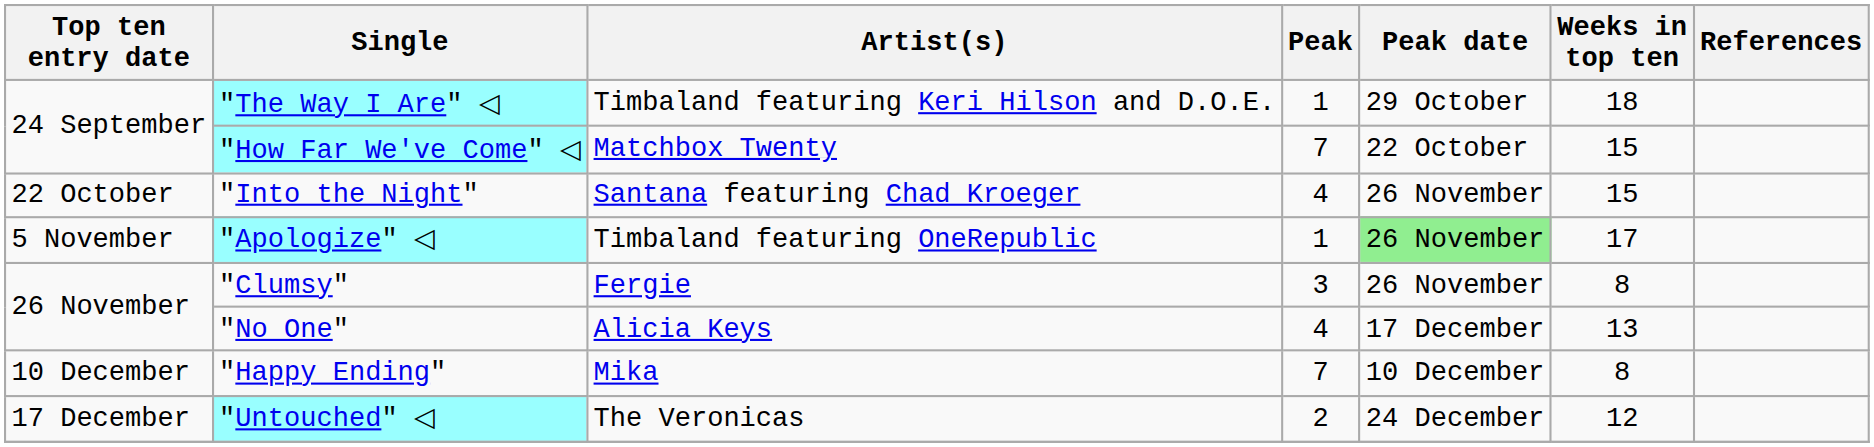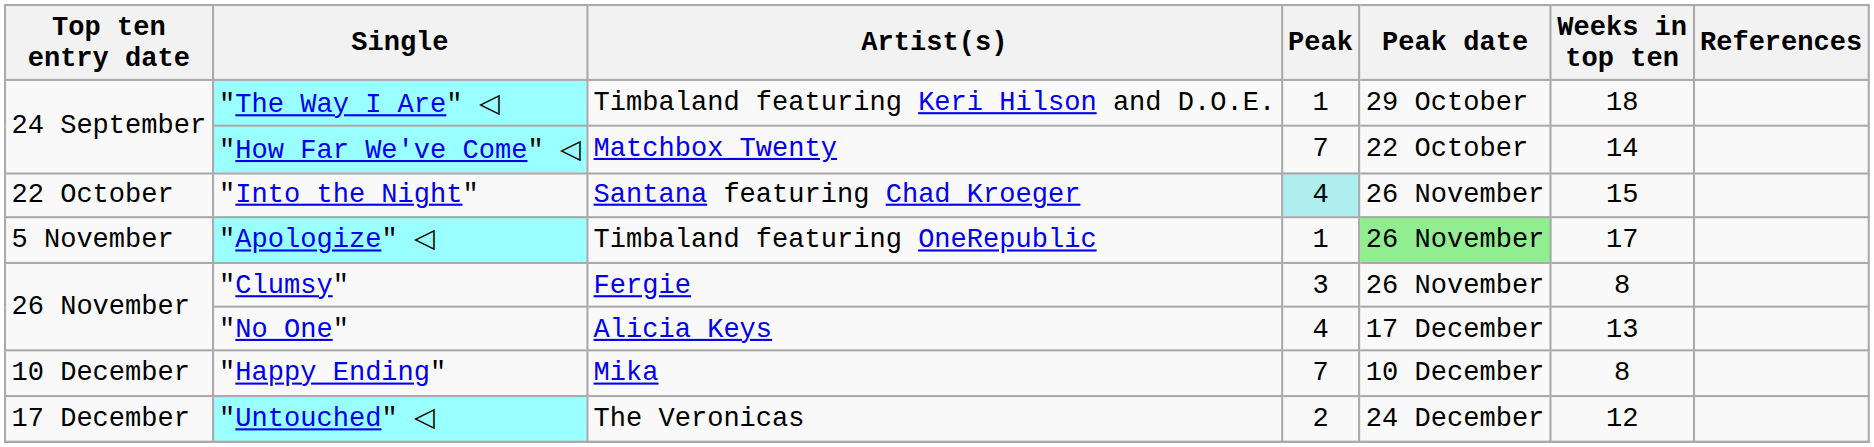(1622, 150) 15 -> (1622, 150) 14
(1321, 195) no background -> (1321, 195) paleturquoise background
